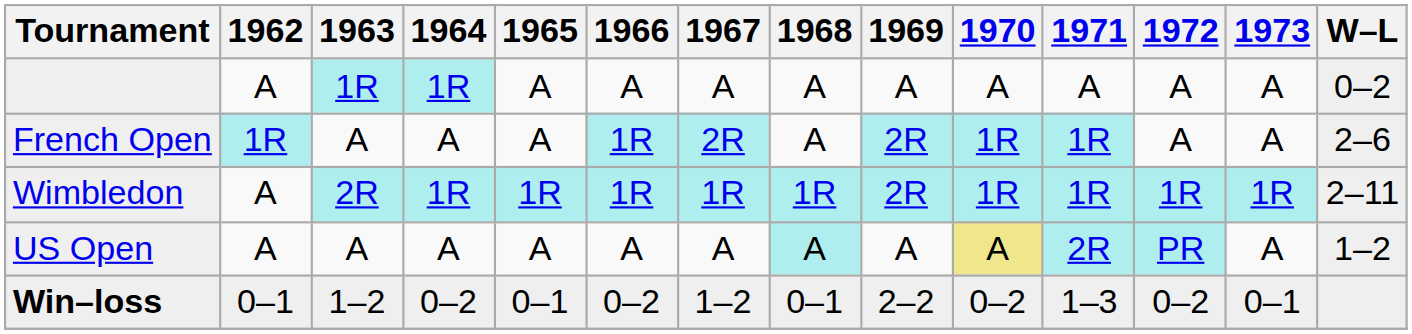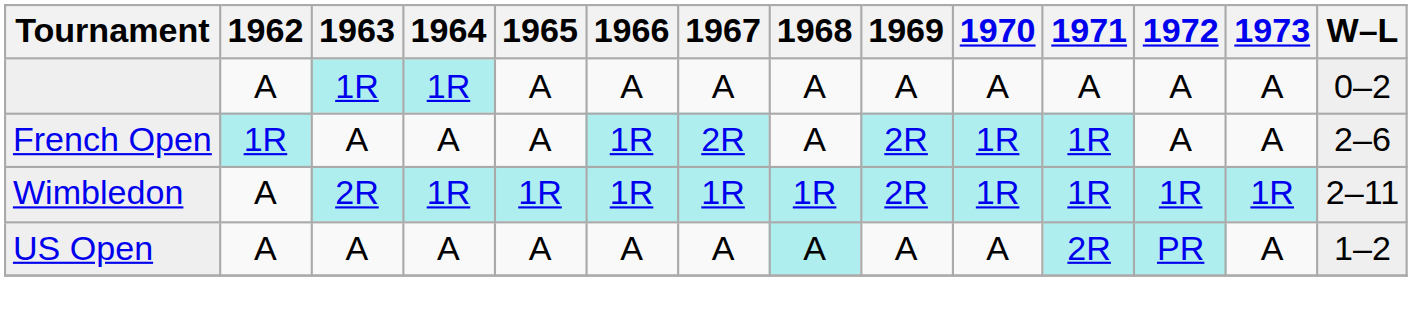(998, 247) khaki background -> (998, 247) no background
- row: (88, 301)
